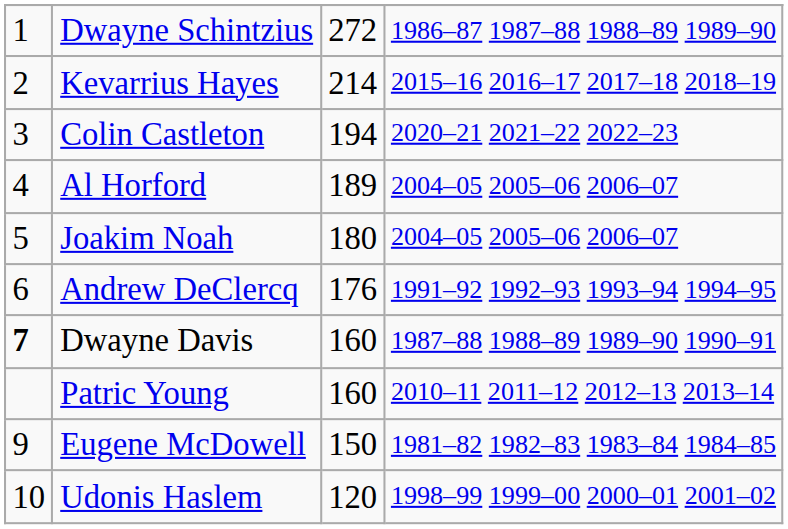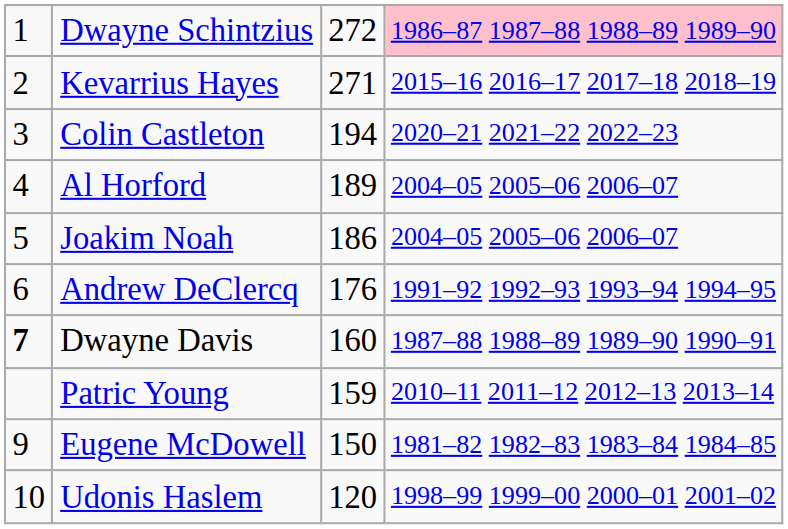(583, 30) no background -> (583, 30) pink background
(353, 82) 214 -> (353, 82) 271
(353, 237) 180 -> (353, 237) 186
(353, 392) 160 -> (353, 392) 159
